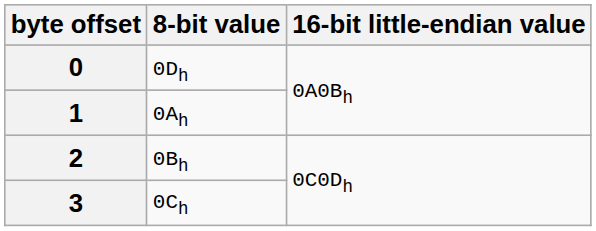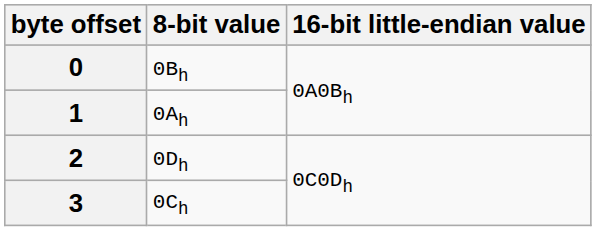(171, 71) 0Dh -> (171, 71) 0Bh
(171, 161) 0Bh -> (171, 161) 0Dh
